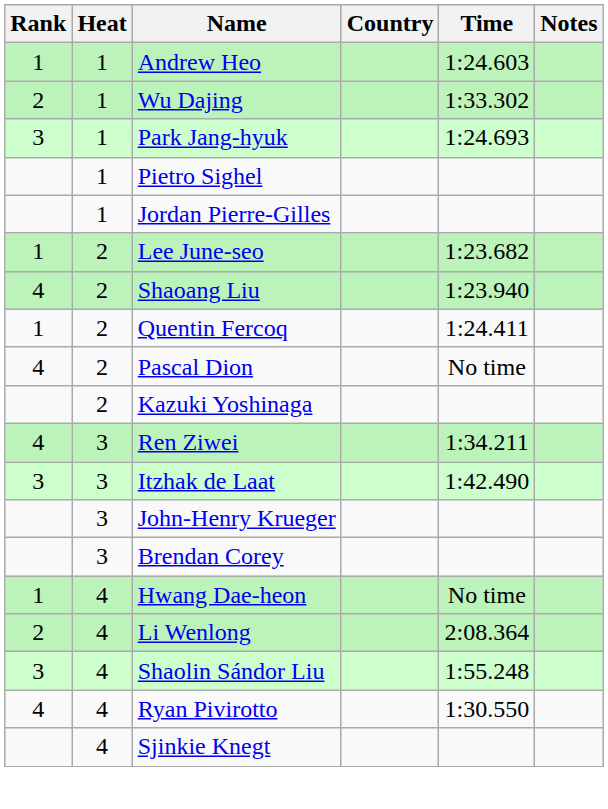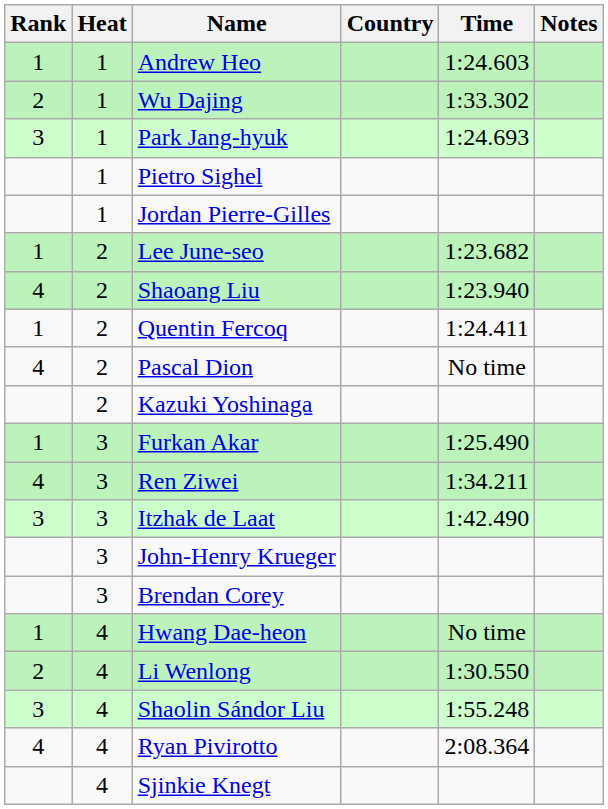+ row: (198, 442)
(487, 632) 2:08.364 -> (487, 670) 1:30.550
(487, 708) 1:30.550 -> (487, 746) 2:08.364
